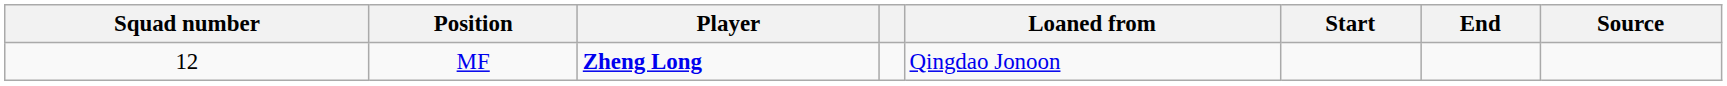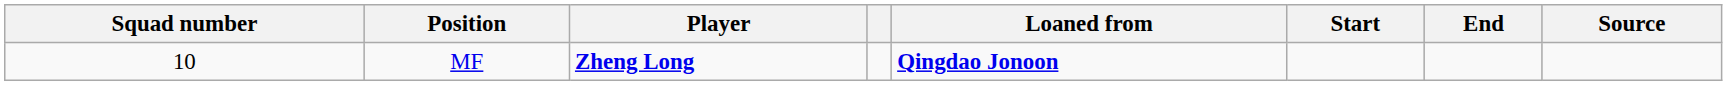(187, 61) 12 -> (184, 61) 10
(985, 61) normal -> (978, 61) bold
